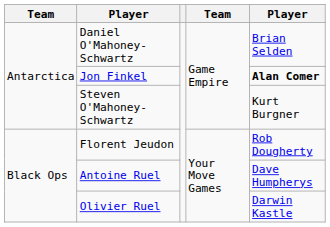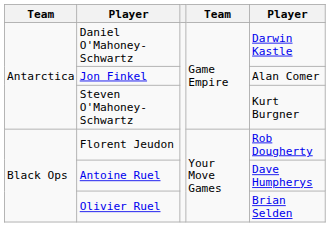(272, 45) Brian Selden -> (272, 45) Darwin Kastle
(286, 76) bold -> (286, 76) normal
(272, 207) Darwin Kastle -> (272, 207) Brian Selden
